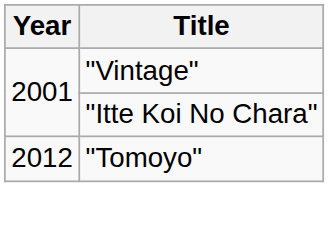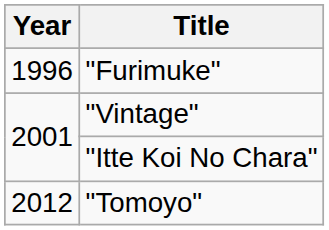+ row: (153, 70)
